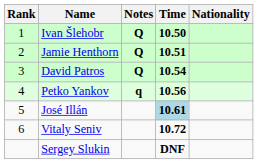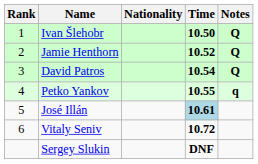columns swapped: (221, 14) <-> (139, 14)
(172, 52) 10.51 -> (202, 52) 10.52
(172, 91) 10.56 -> (202, 91) 10.55
